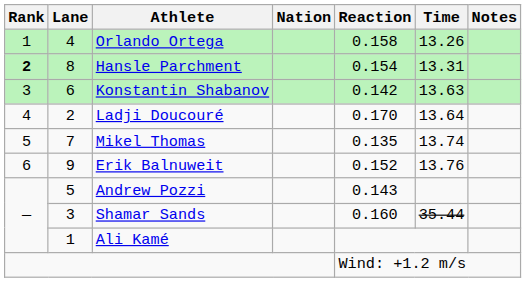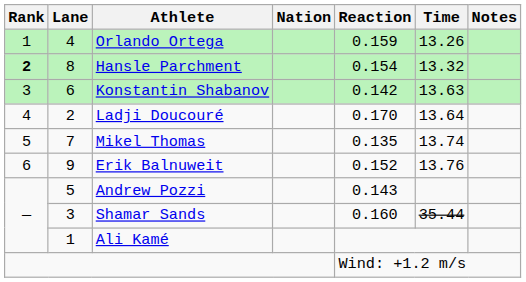(375, 42) 0.158 -> (375, 42) 0.159
(442, 67) 13.31 -> (442, 67) 13.32
